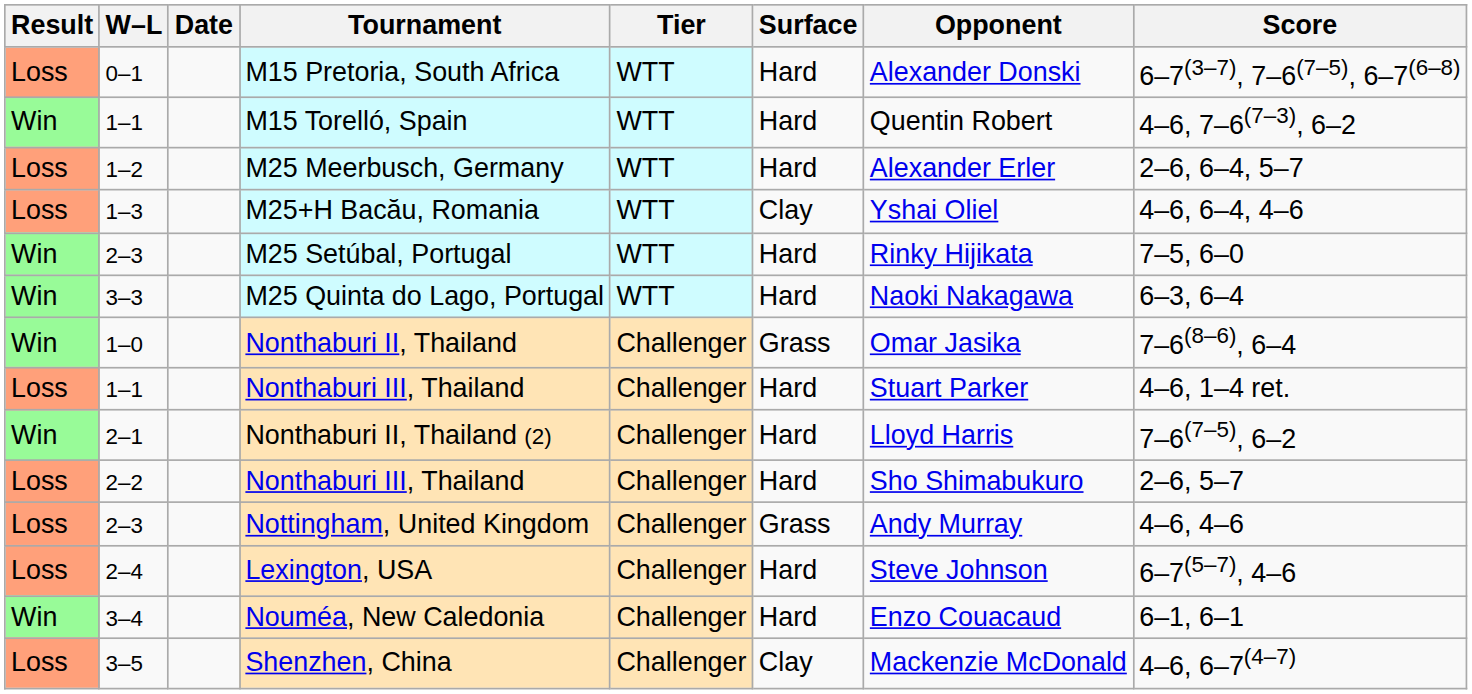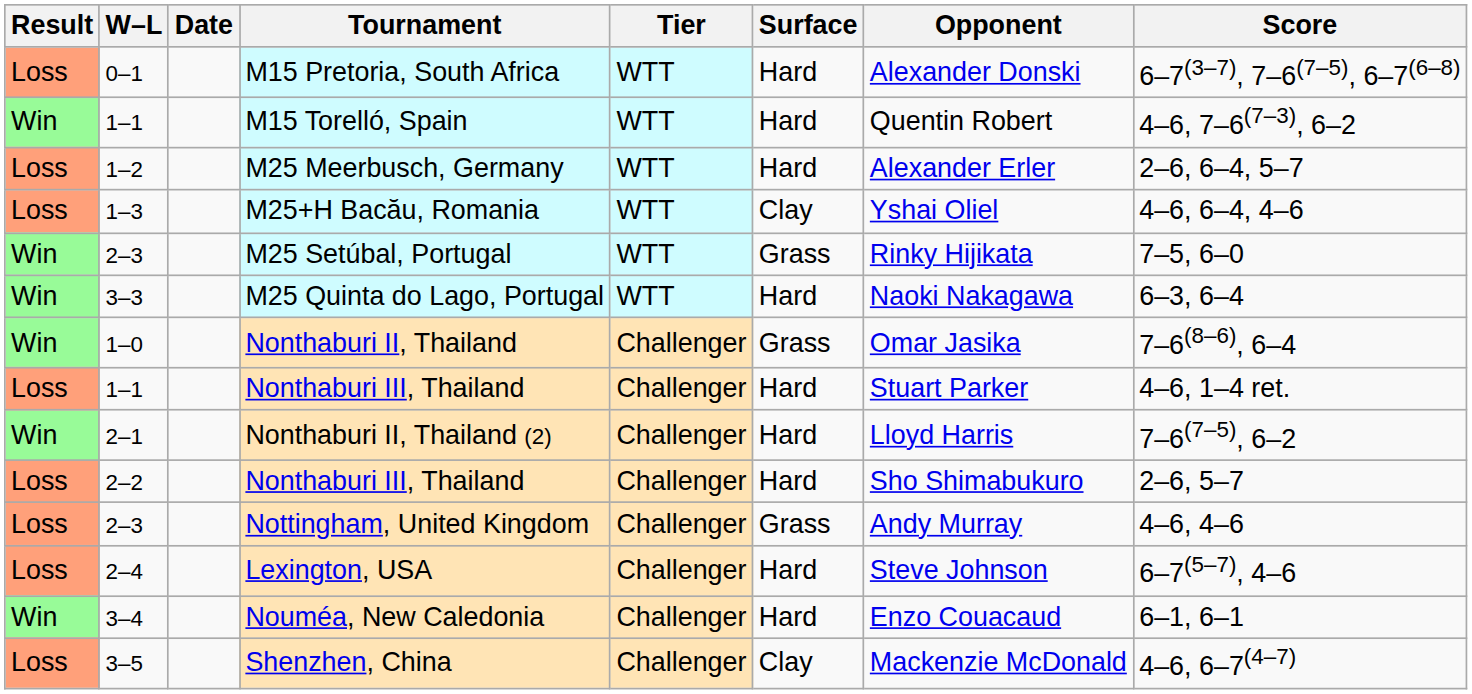(788, 253) Hard -> (795, 253) Grass
